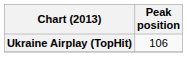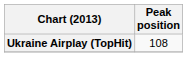(159, 43) 106 -> (159, 43) 108
